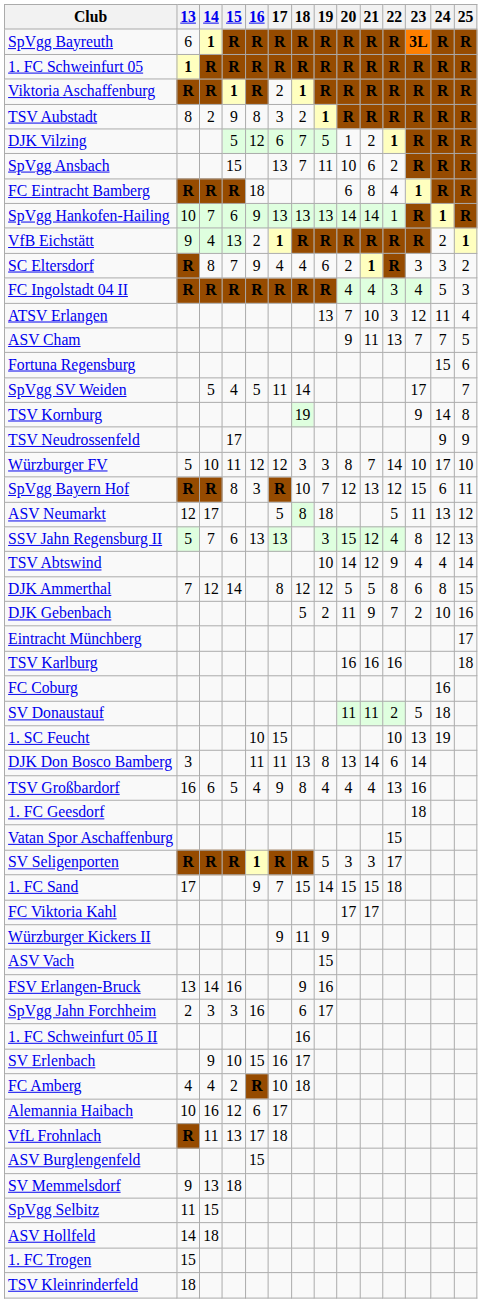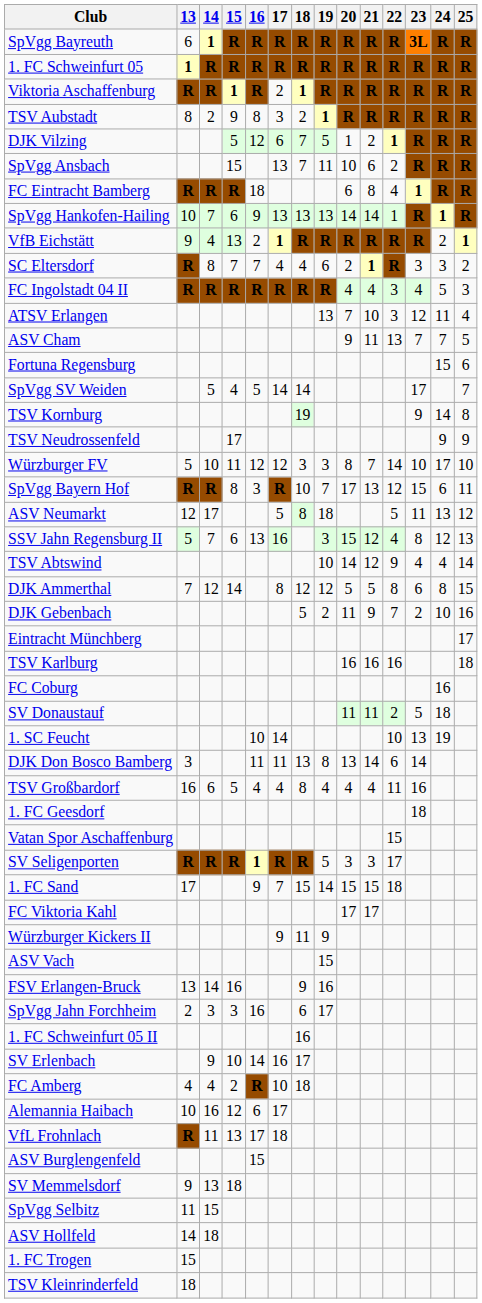(257, 265) 9 -> (257, 265) 7
(280, 389) 11 -> (280, 389) 14
(348, 489) 12 -> (348, 489) 17
(280, 539) 13 -> (280, 539) 16
(280, 738) 15 -> (280, 738) 14
(280, 787) 9 -> (280, 787) 4
(394, 787) 13 -> (394, 787) 11
(257, 1061) 15 -> (257, 1061) 14
